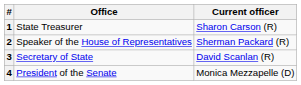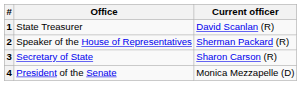(237, 27) Sharon Carson (R) -> (235, 27) David Scanlan (R)
(235, 57) David Scanlan (R) -> (237, 57) Sharon Carson (R)
